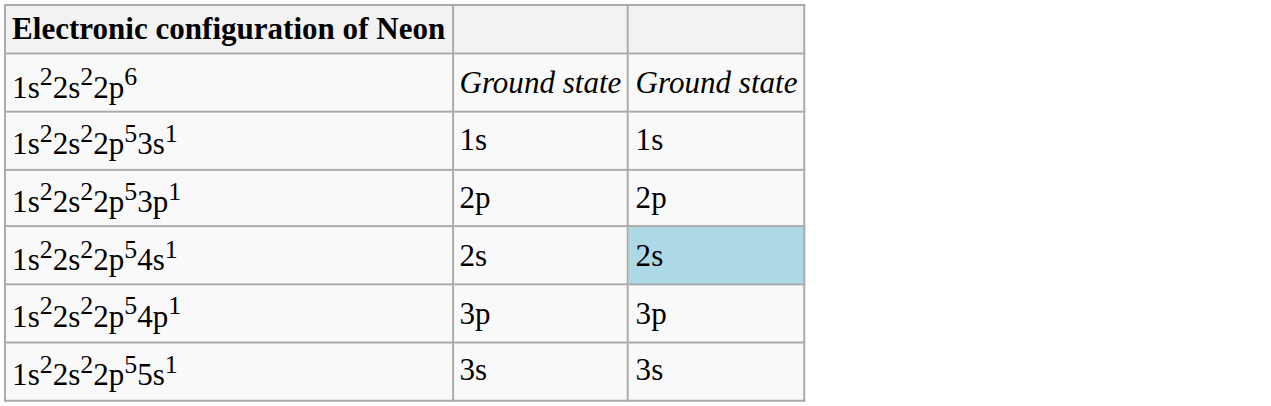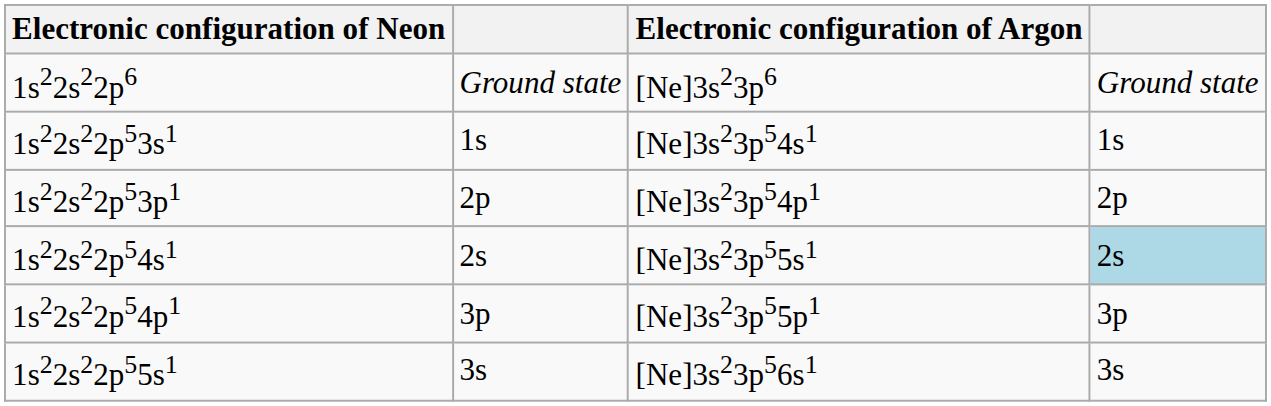+ column: (859, 29)
